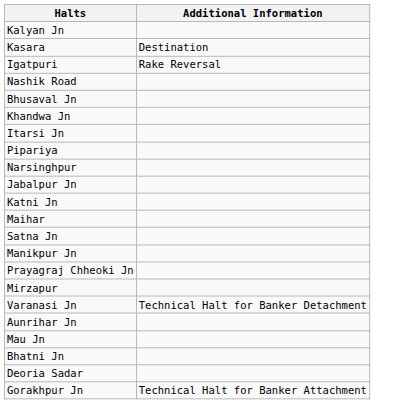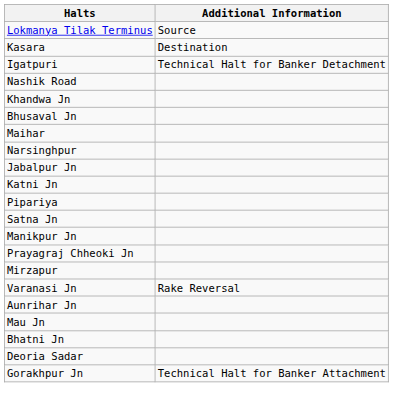+ row: (80, 30)
- row: (35, 30)
(180, 64) Rake Reversal -> (272, 64) Technical Halt for Banker Detachment
rows swapped: (42, 99) <-> (39, 116)
- row: (35, 133)
rows swapped: (32, 150) <-> (26, 219)
(253, 305) Technical Halt for Banker Detachment -> (199, 288) Rake Reversal
